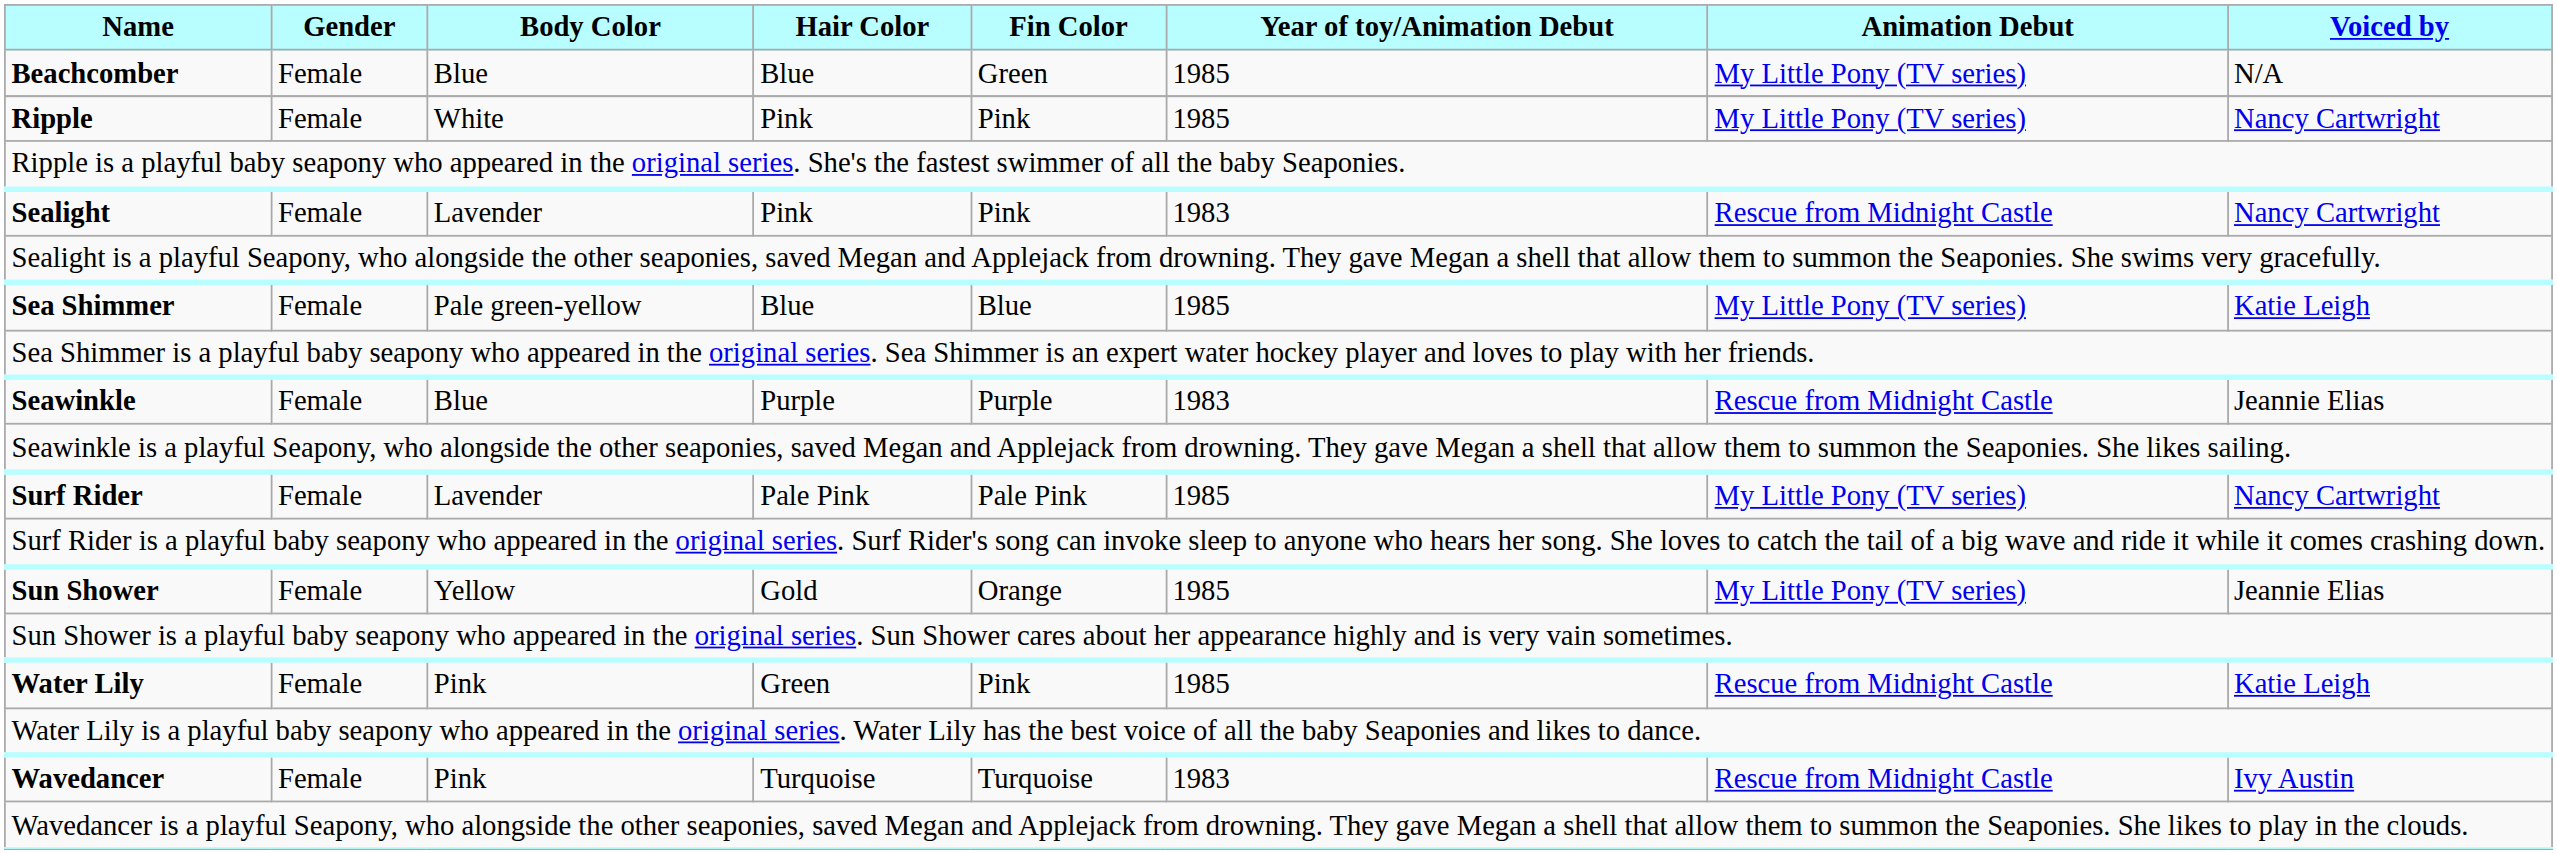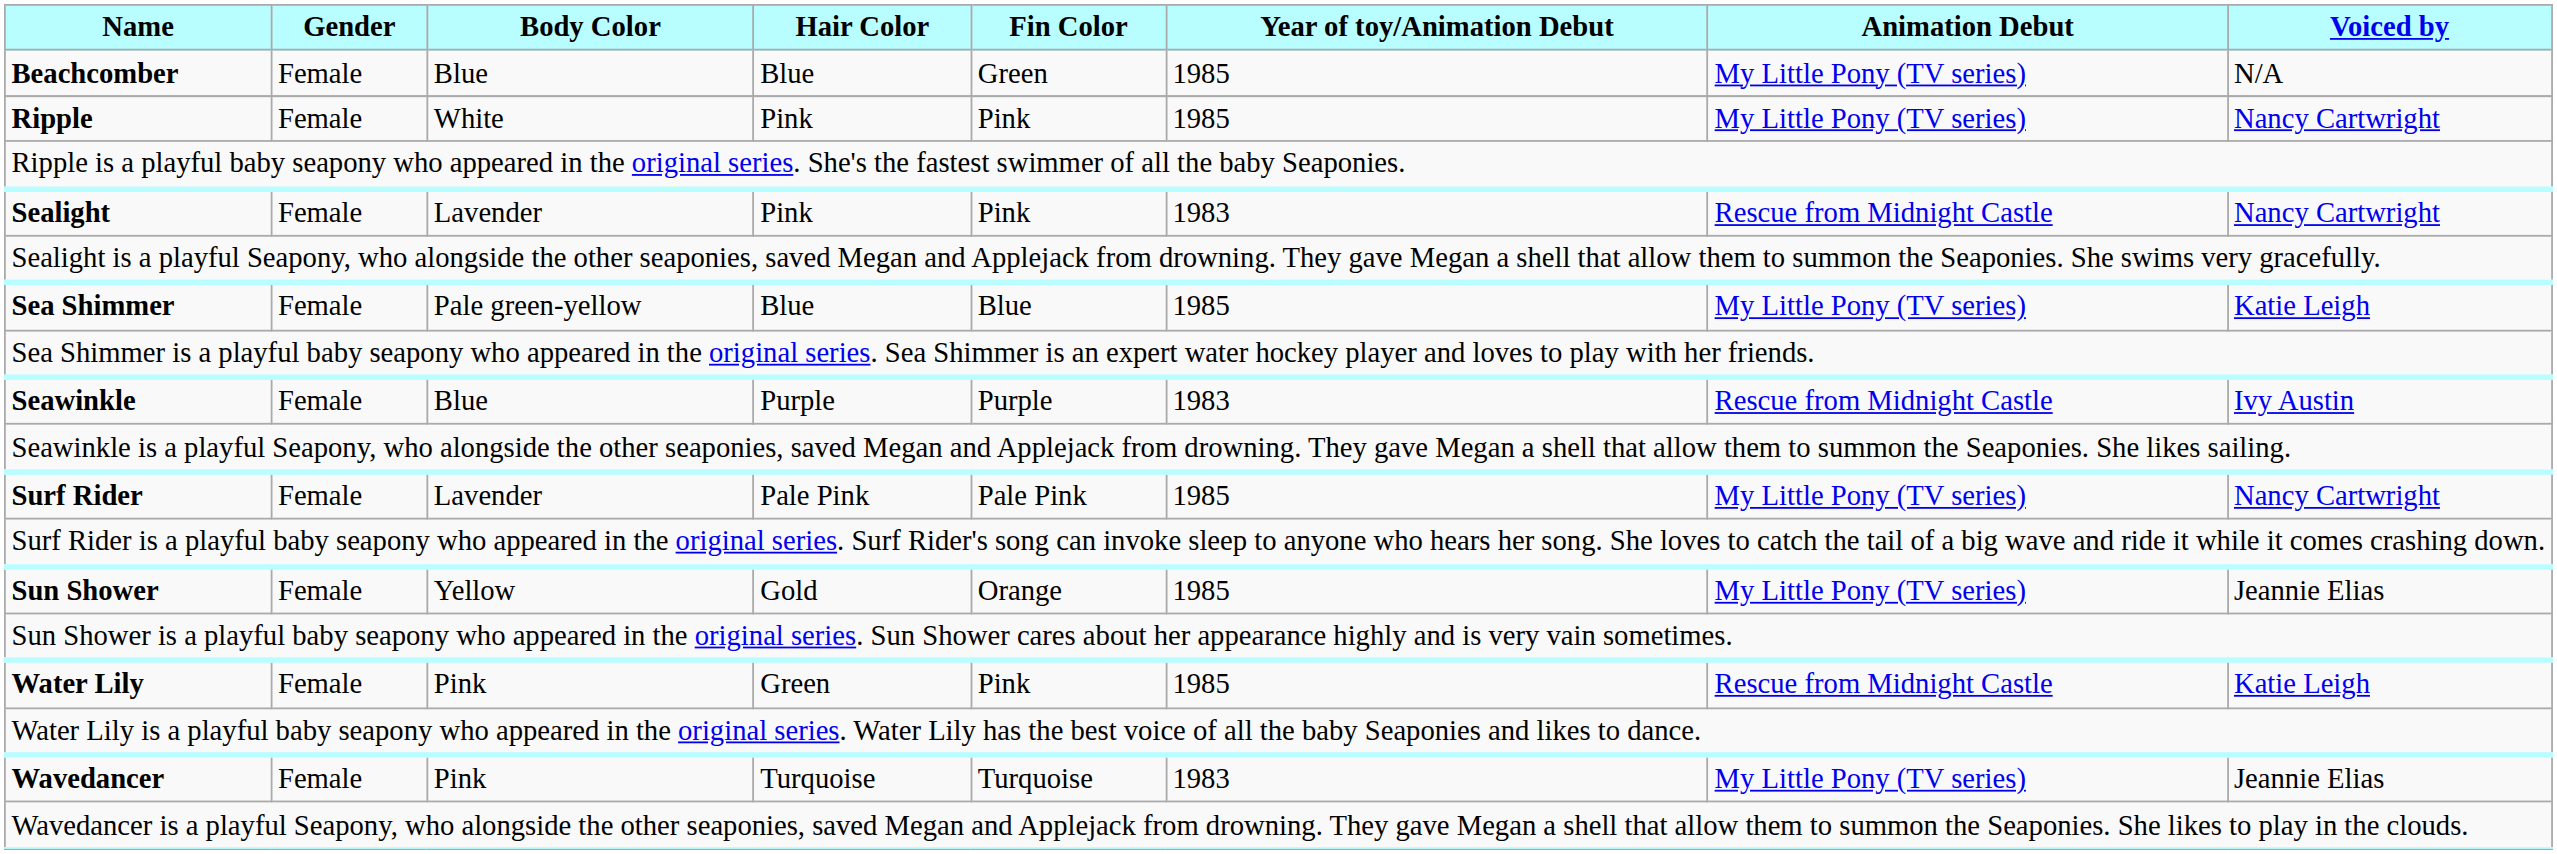(2309, 401) Jeannie Elias -> (2294, 401) Ivy Austin
(1884, 779) Rescue from Midnight Castle -> (1870, 779) My Little Pony (TV series)
(2294, 779) Ivy Austin -> (2309, 779) Jeannie Elias
